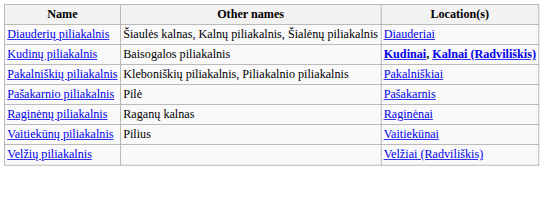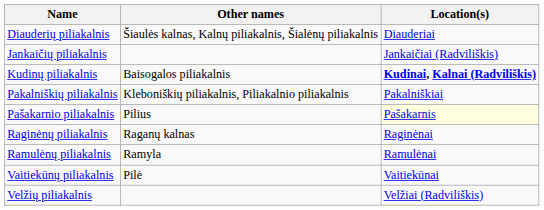+ row: (57, 54)
(133, 94) Pilė -> (137, 114) Pilius
(410, 94) no background -> (410, 114) lightyellow background
+ row: (59, 155)
(137, 135) Pilius -> (133, 175) Pilė
